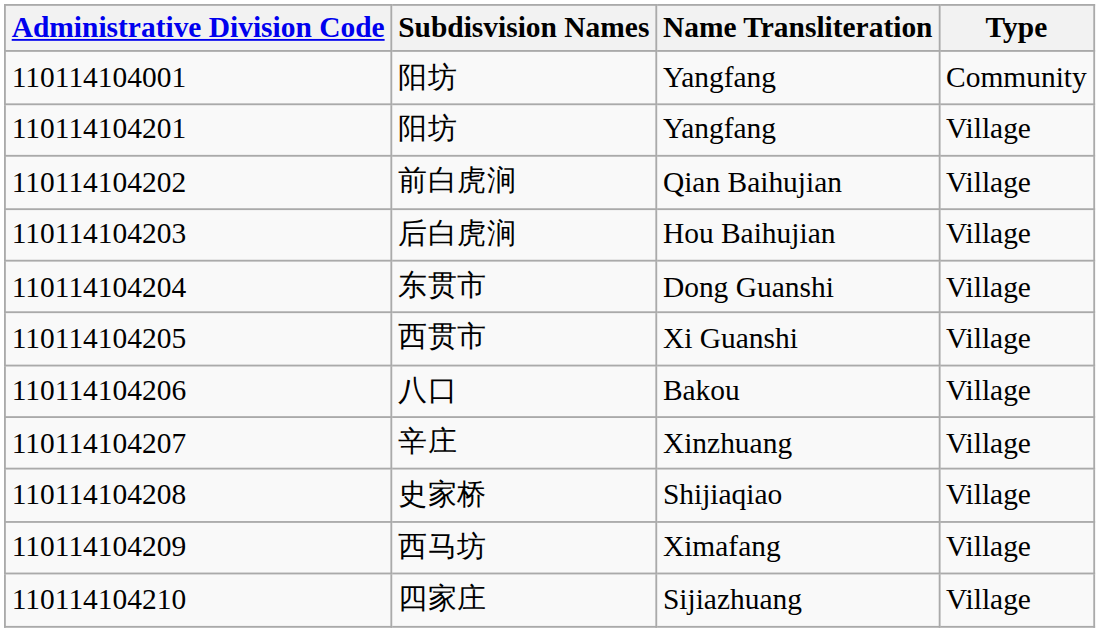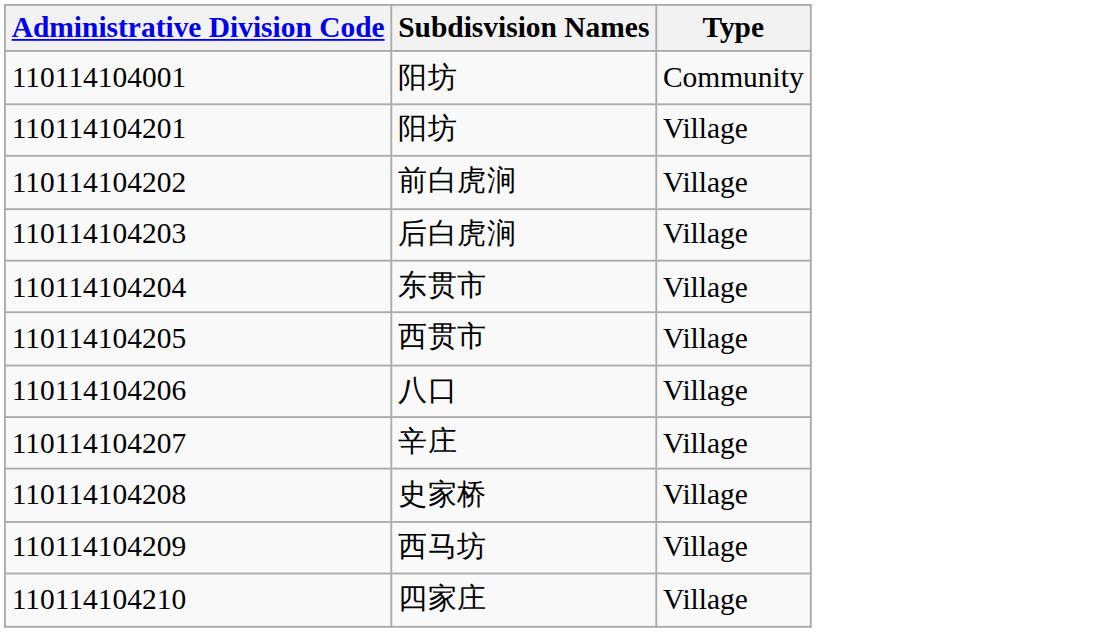- column: (798, 27)
